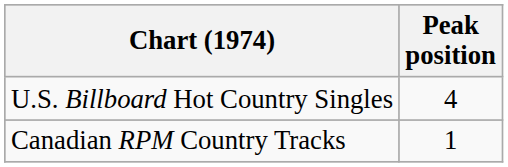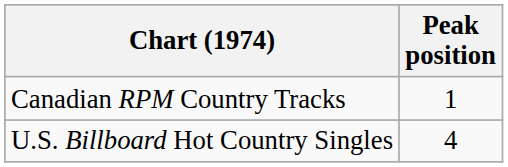rows swapped: (202, 98) <-> (178, 140)
